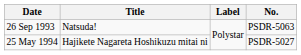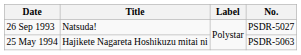(271, 27) PSDR-5063 -> (271, 27) PSDR-5027
(271, 42) PSDR-5027 -> (271, 42) PSDR-5063
